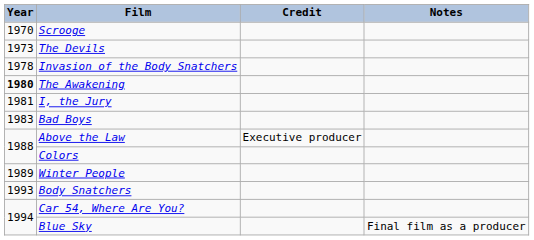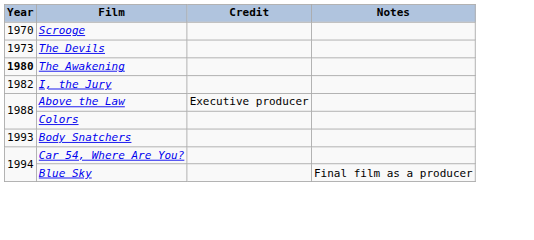- row: (138, 67)
(20, 102) 1981 -> (20, 85) 1982
- row: (65, 120)
- row: (82, 173)
